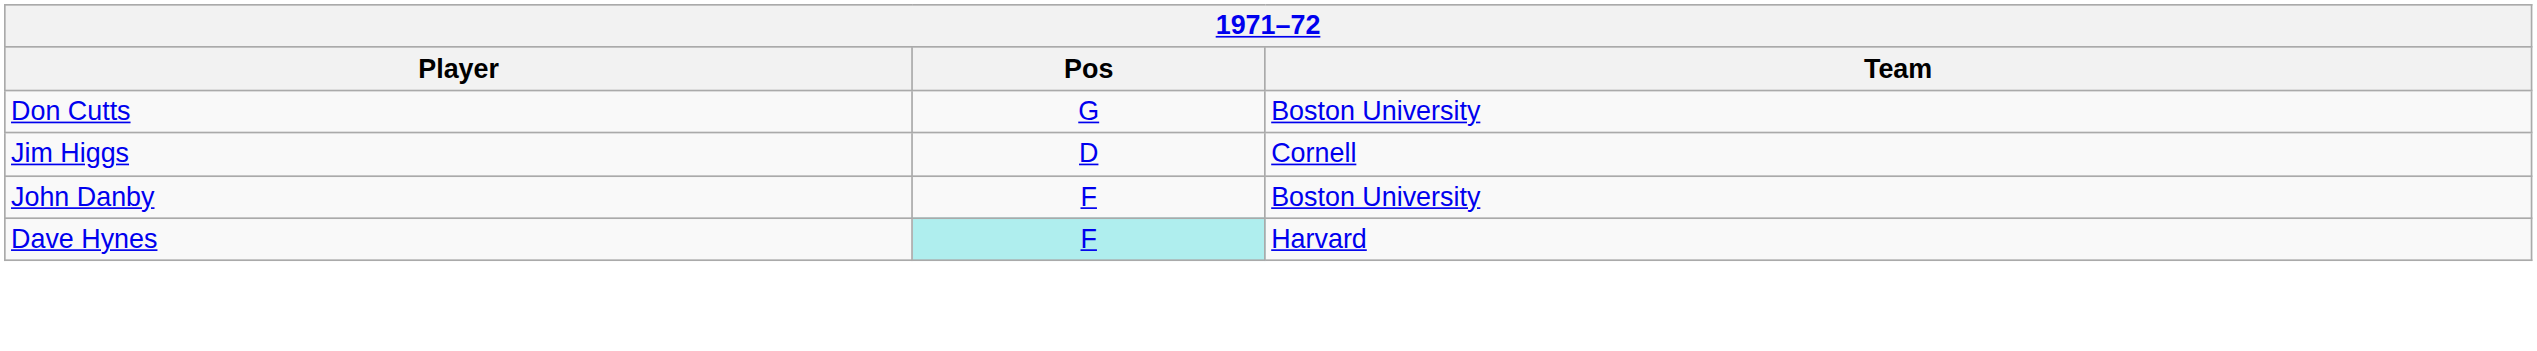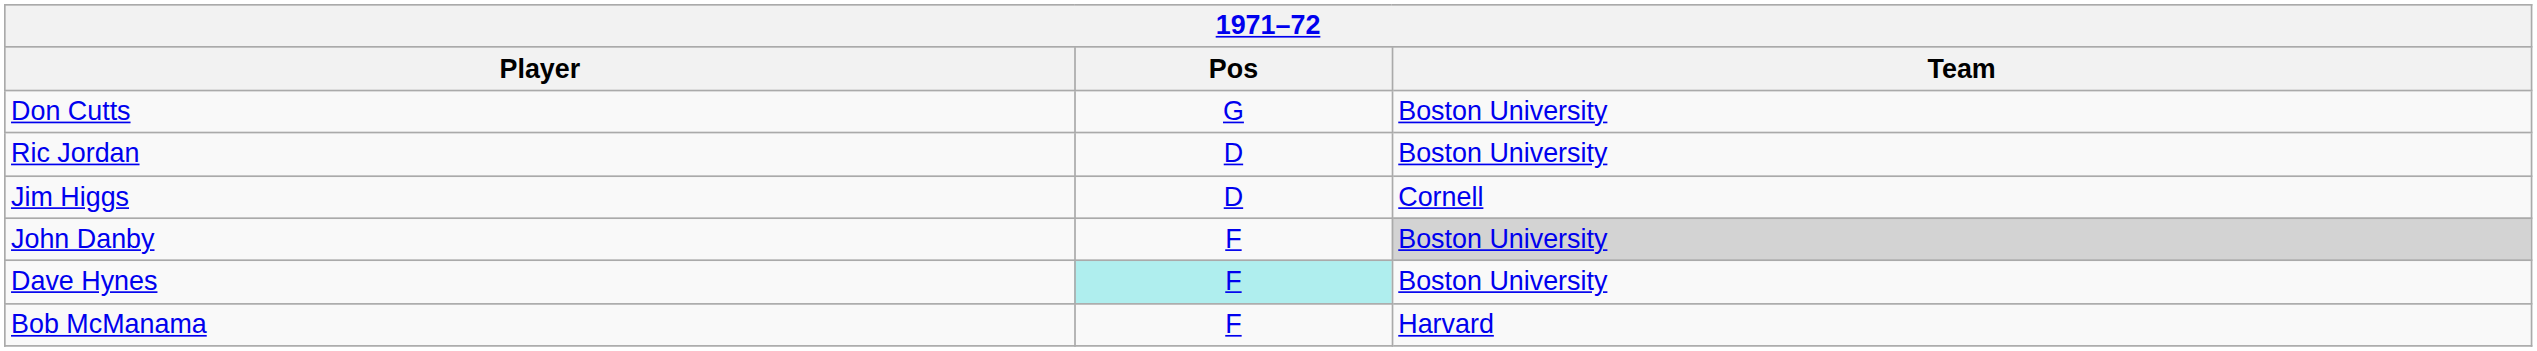+ row: (75, 153)
(1376, 196) no background -> (1503, 238) lightgrey background
(1319, 238) Harvard -> (1503, 281) Boston University
+ row: (109, 324)
